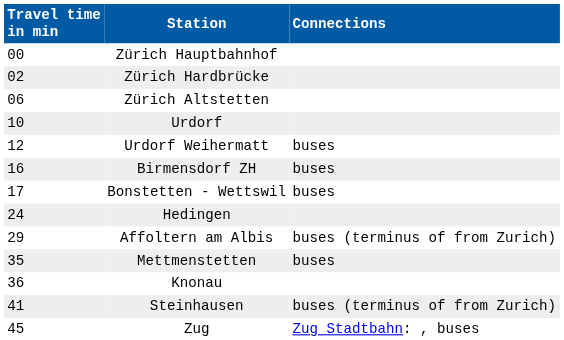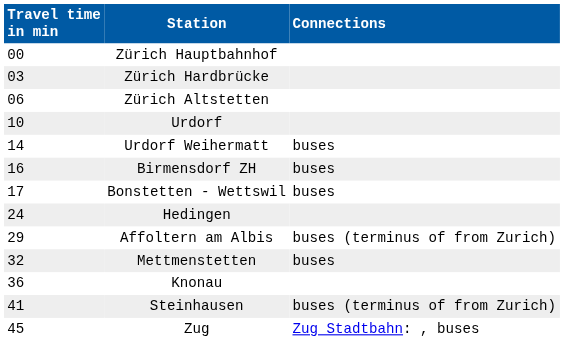(16, 78) 02 -> (16, 78) 03
(16, 146) 12 -> (16, 146) 14
(16, 261) 35 -> (16, 261) 32
